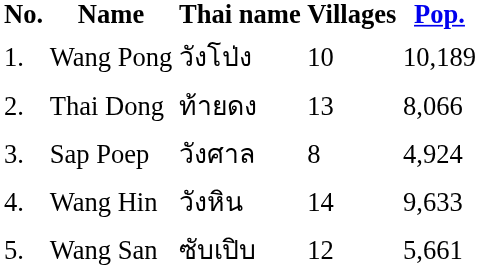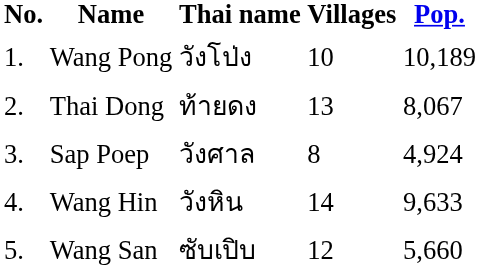(433, 105) 8,066 -> (433, 105) 8,067
(433, 249) 5,661 -> (433, 249) 5,660
